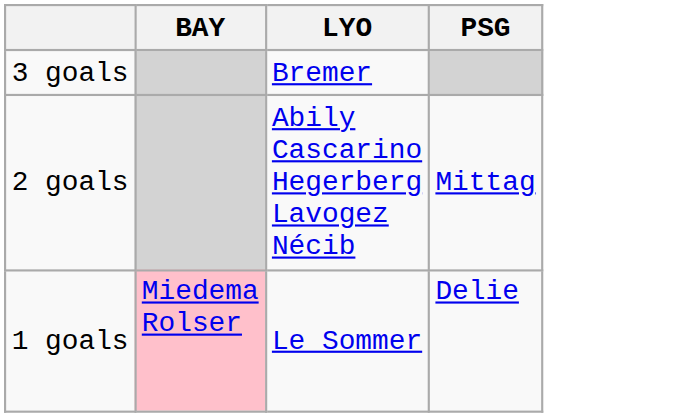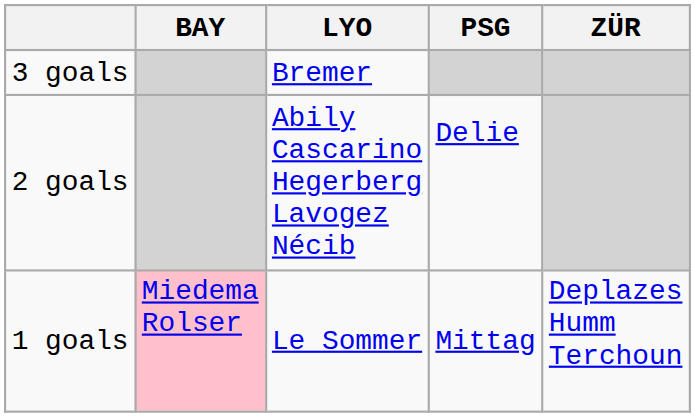+ column: (616, 28)
(486, 183) Mittag -> (477, 134) Delie
(477, 292) Delie -> (486, 340) Mittag
